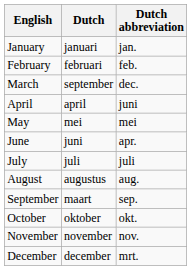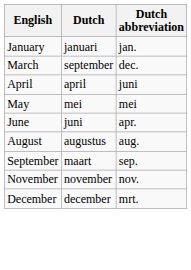- row: (29, 65)
- row: (17, 160)
- row: (26, 217)
